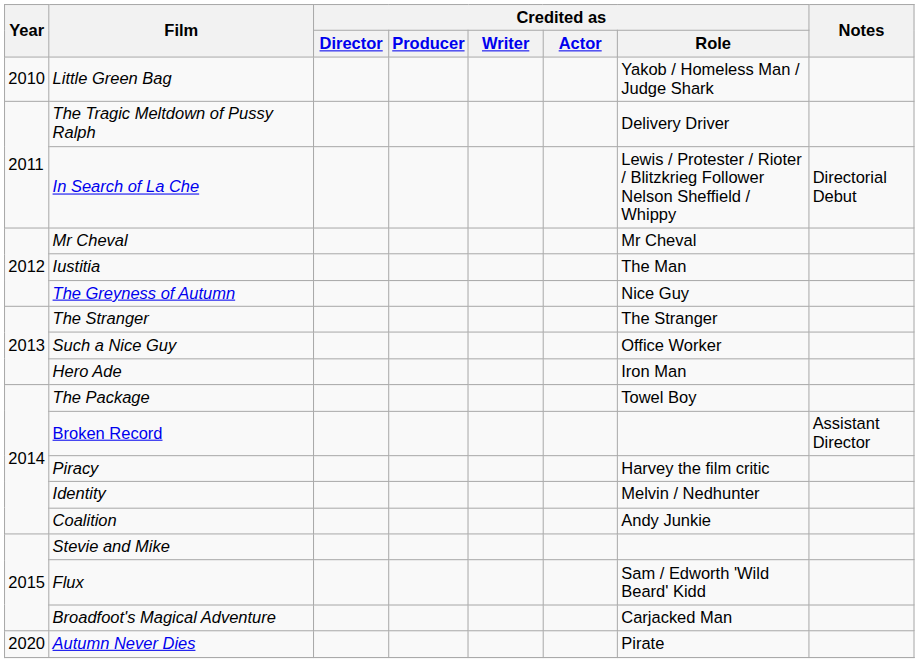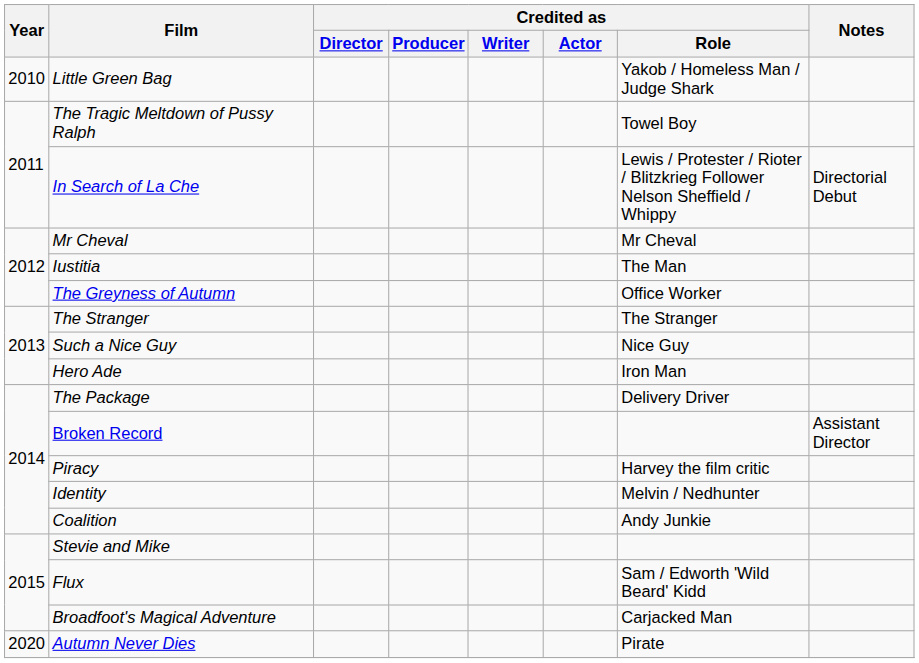(675, 123) Delivery Driver -> (659, 123) Towel Boy
(655, 293) Nice Guy -> (671, 293) Office Worker
(671, 345) Office Worker -> (655, 345) Nice Guy
(659, 397) Towel Boy -> (675, 397) Delivery Driver
